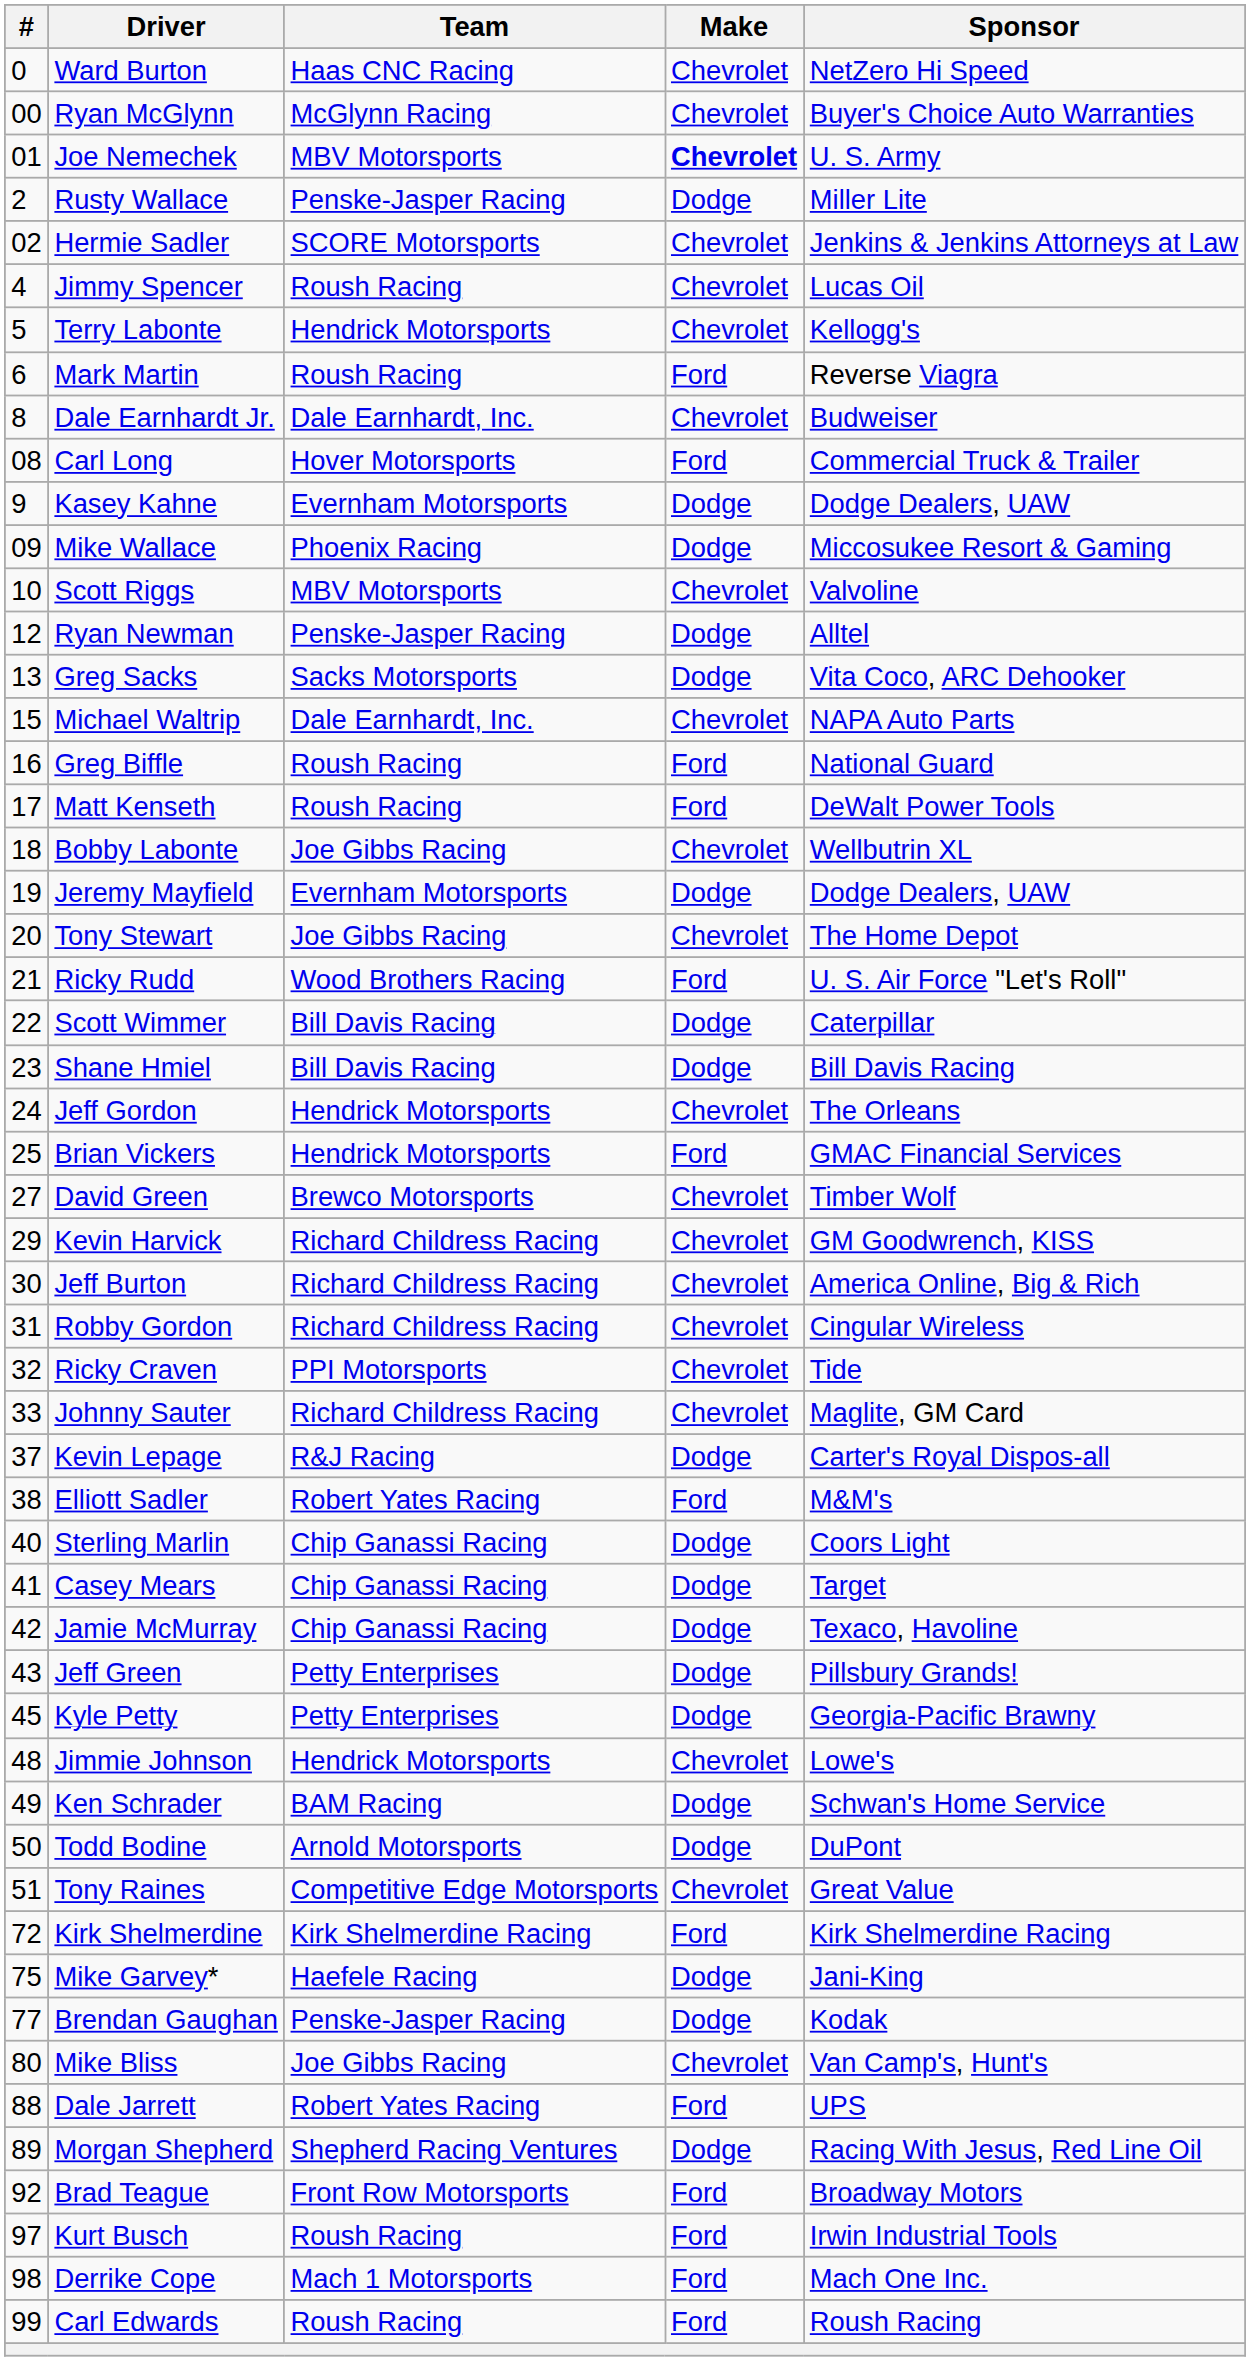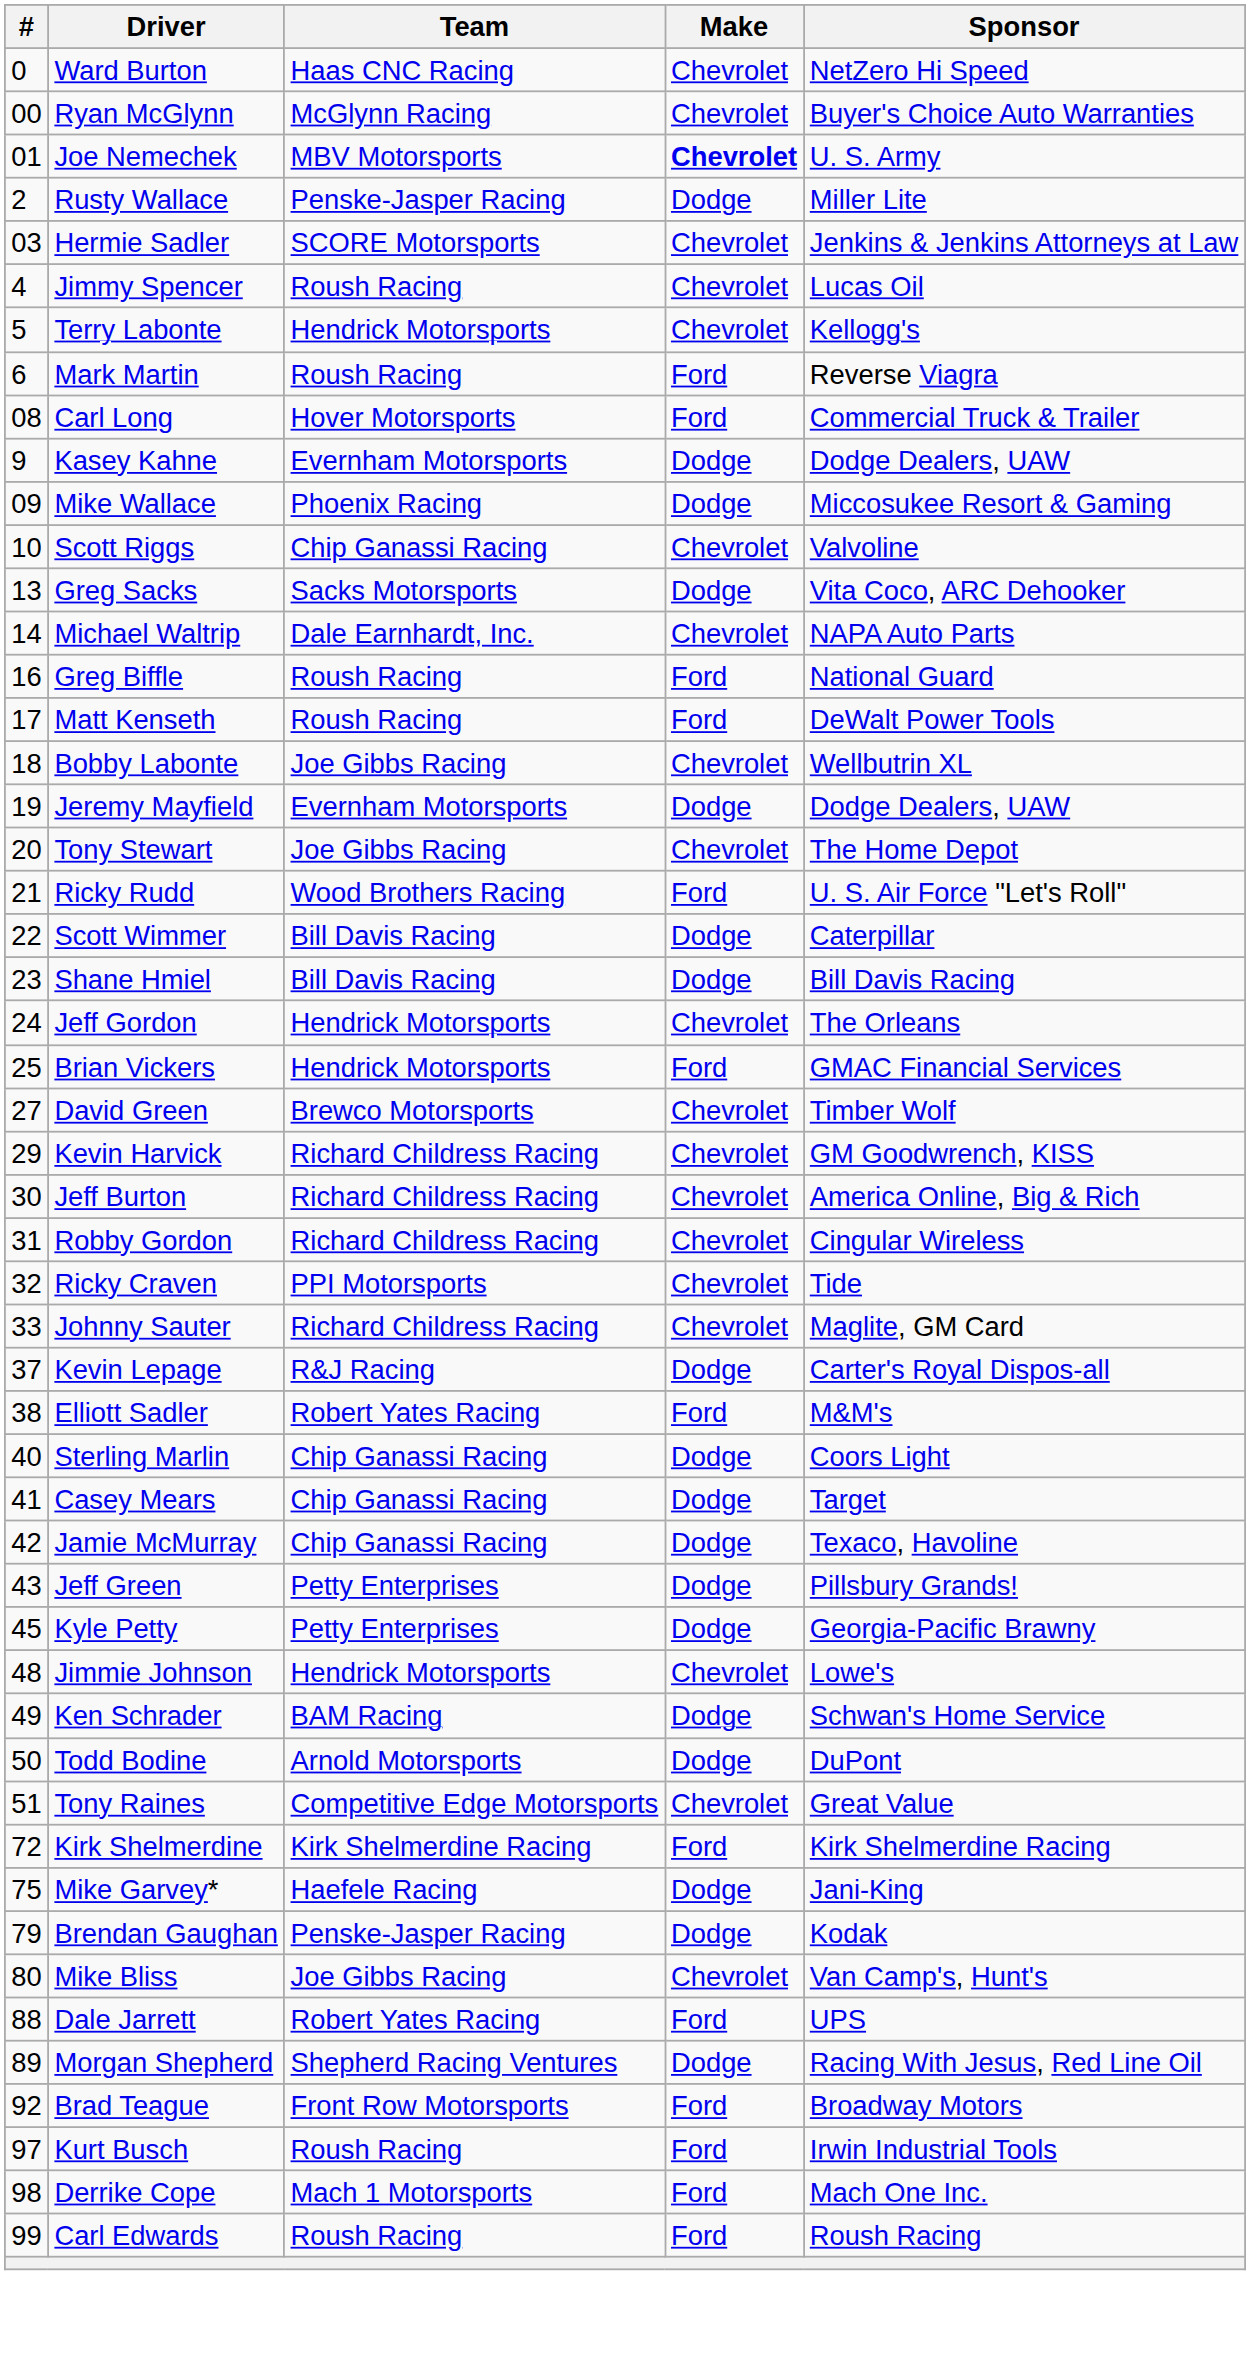(26, 243) 02 -> (26, 243) 03
- row: (165, 417)
(396, 590) MBV Motorsports -> (419, 546) Chip Ganassi Racing
- row: (144, 633)
(26, 720) 15 -> (26, 633) 14
(26, 2019) 77 -> (26, 1932) 79
